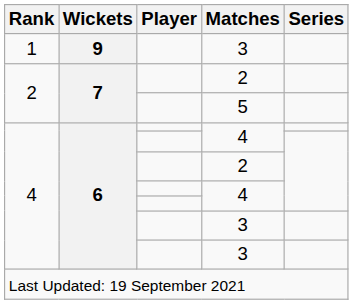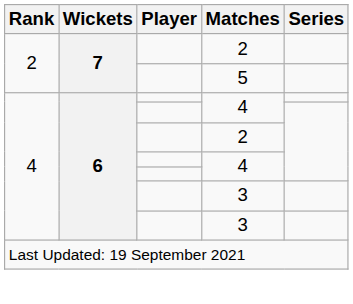- row: (32, 48)
